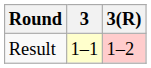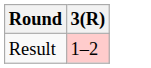- column: (84, 19)
